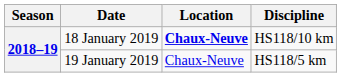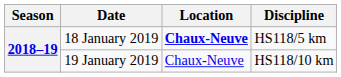(294, 38) HS118/10 km -> (290, 38) HS118/5 km
(290, 60) HS118/5 km -> (294, 60) HS118/10 km
